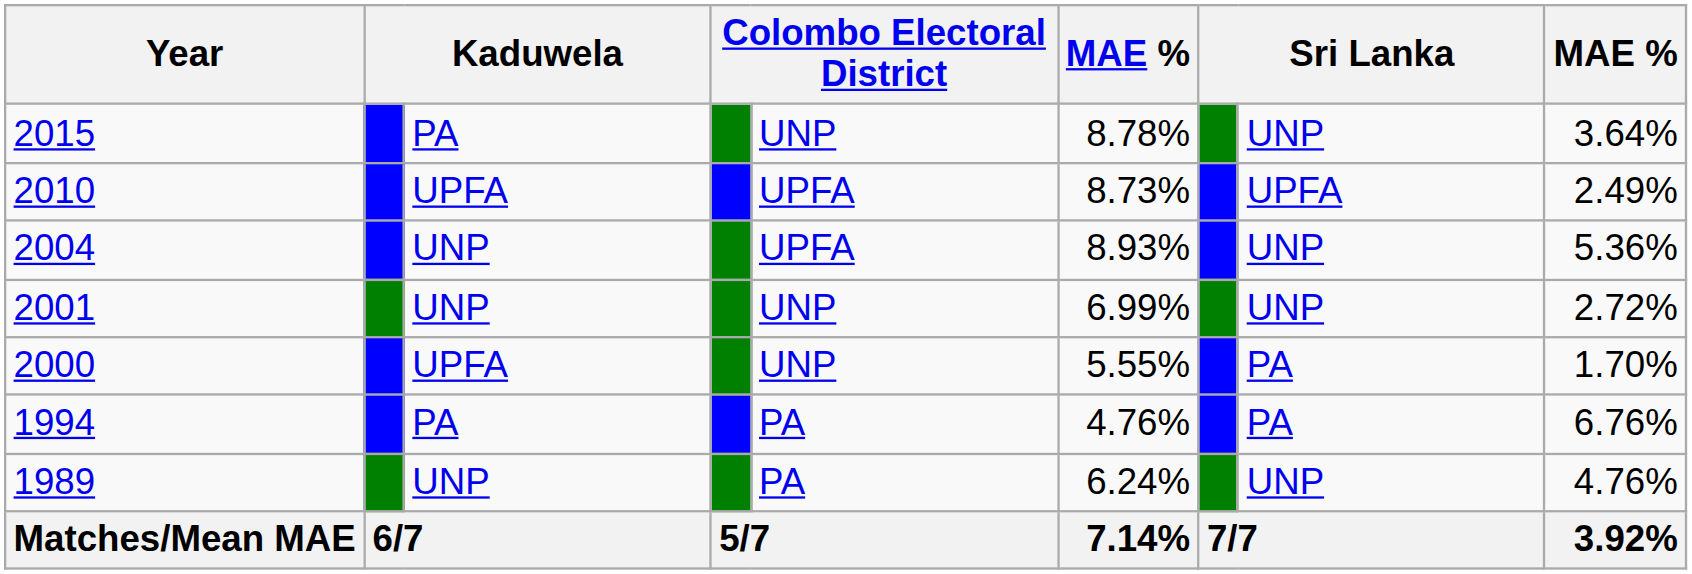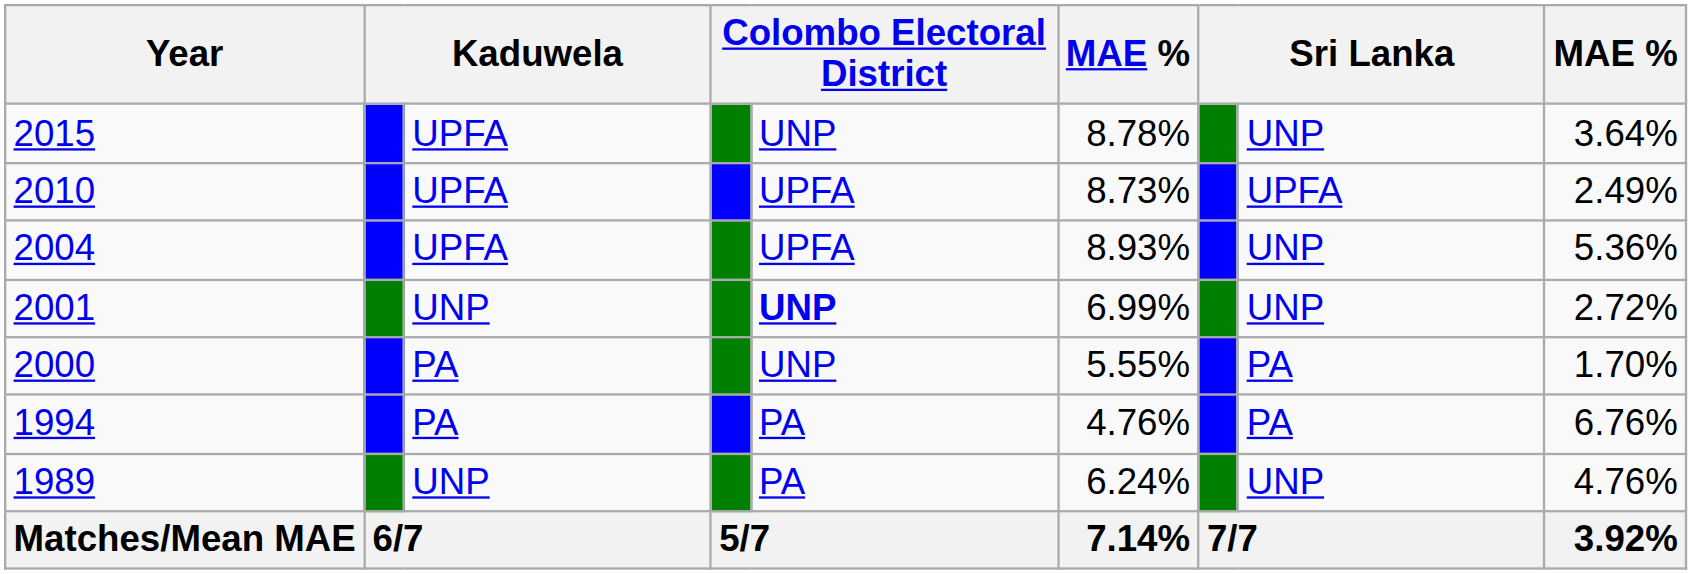(435, 132) PA -> (460, 132) UPFA
(451, 249) UNP -> (460, 249) UPFA
(798, 307) normal -> (798, 307) bold
(460, 365) UPFA -> (435, 365) PA
